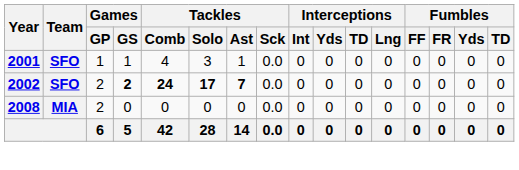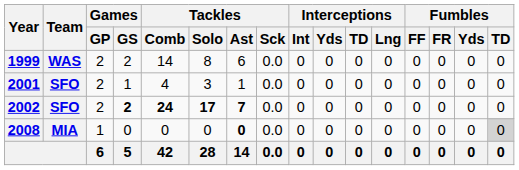+ row: (24, 61)
(100, 61) 1 -> (100, 84) 2
(100, 107) 2 -> (100, 130) 1
(241, 107) normal -> (241, 130) bold
(501, 107) no background -> (501, 130) lightgrey background
